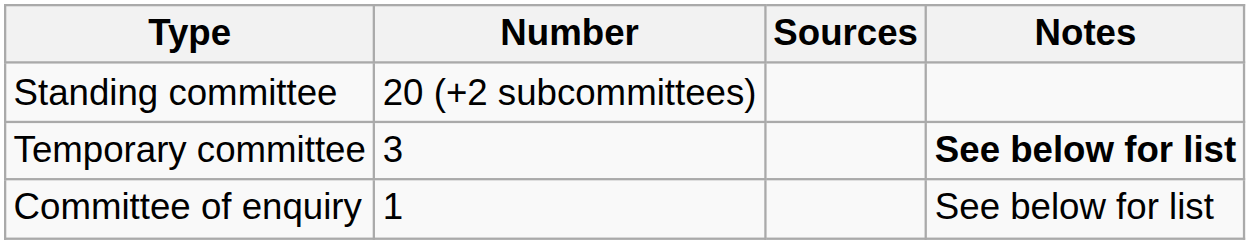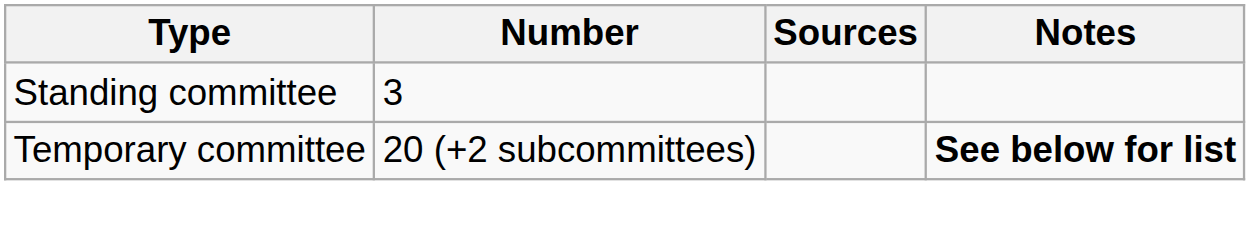(570, 91) 20 (+2 subcommittees) -> (393, 91) 3
(393, 149) 3 -> (570, 149) 20 (+2 subcommittees)
- row: (188, 207)
